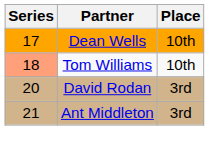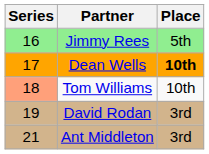+ row: (107, 40)
(181, 40) normal -> (181, 64) bold
(31, 88) 20 -> (31, 112) 19
